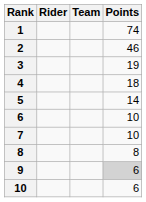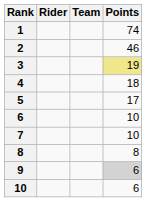(133, 65) no background -> (133, 65) khaki background
(133, 100) 14 -> (133, 100) 17
